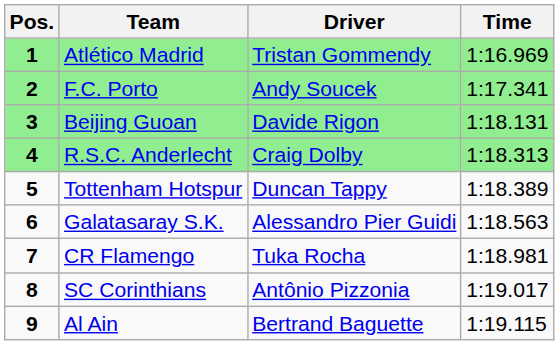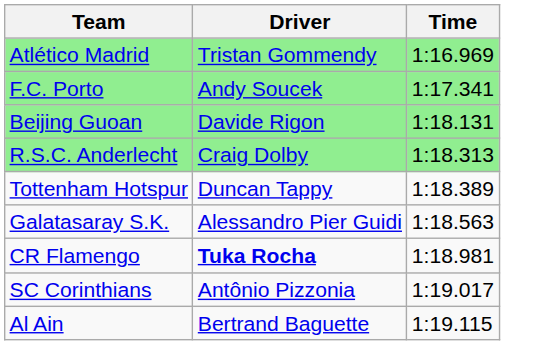- column: (32, 22)
(309, 256) normal -> (257, 256) bold
